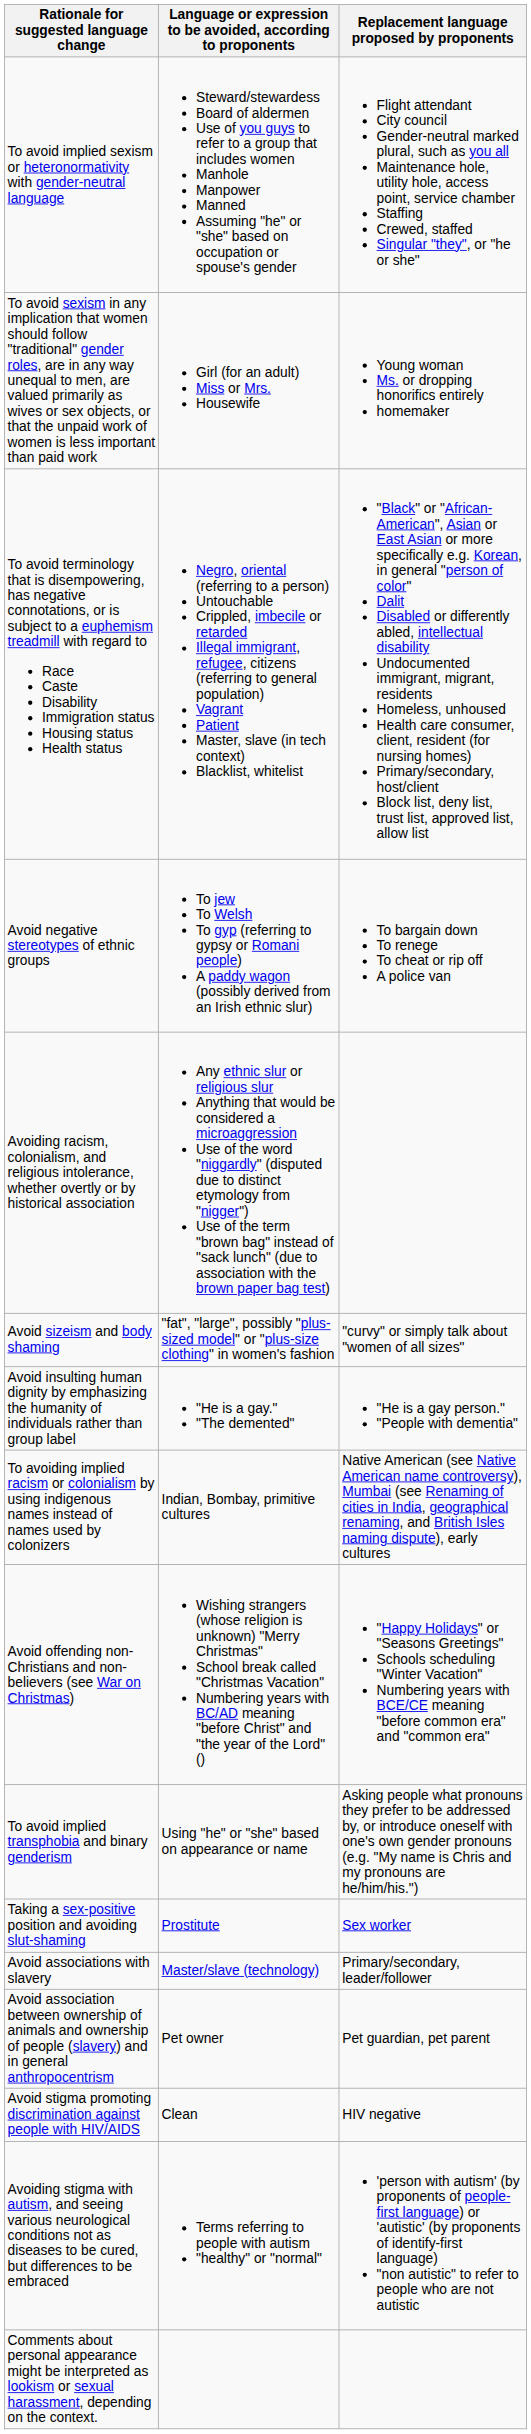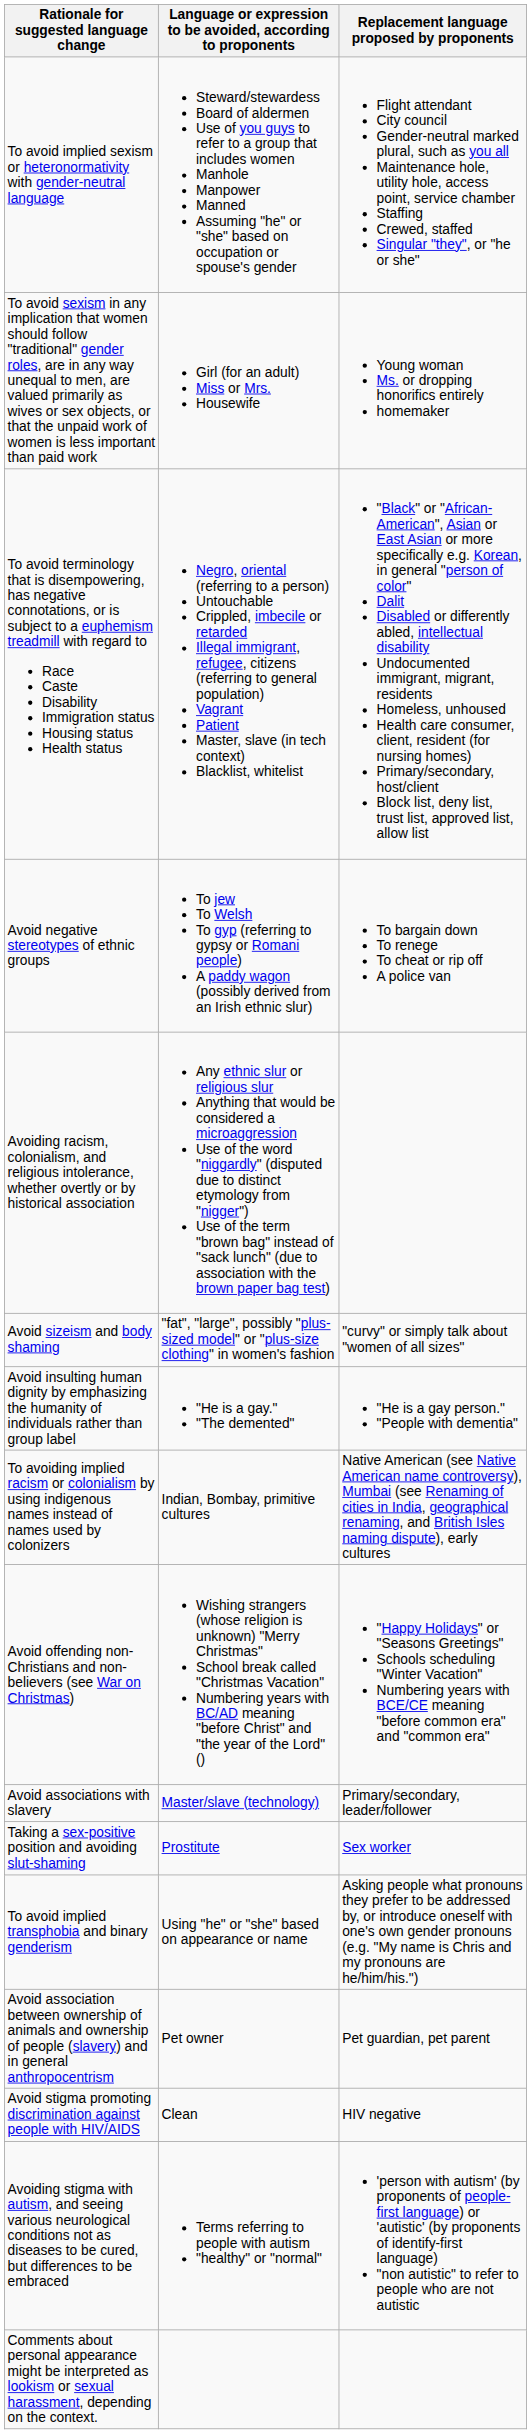rows swapped: (78, 1841) <-> (79, 1970)
